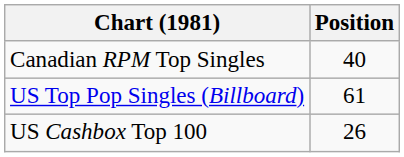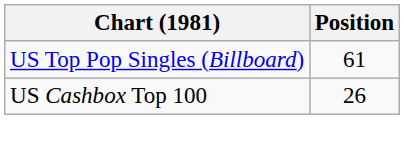- row: (137, 59)
